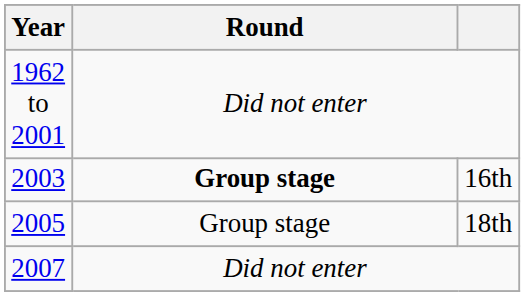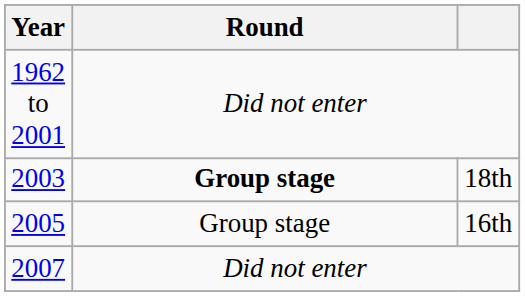(488, 179) 16th -> (488, 179) 18th
(488, 223) 18th -> (488, 223) 16th
